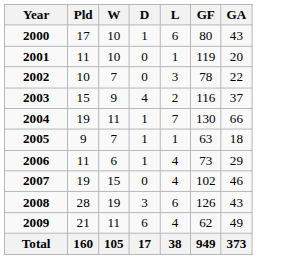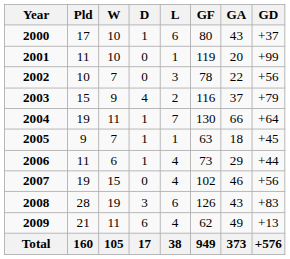+ column: (268, 14)
